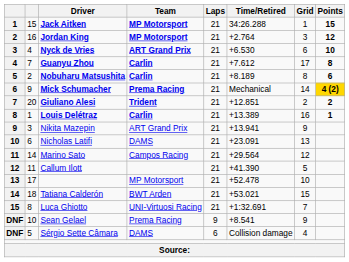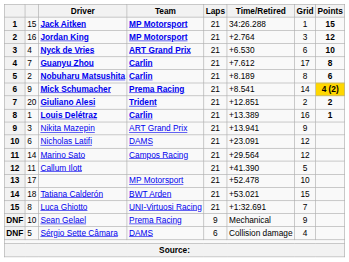(250, 89) Mechanical -> (242, 89) +8.541
(305, 141) 13 -> (305, 141) 12
(242, 220) +8.541 -> (250, 220) Mechanical
